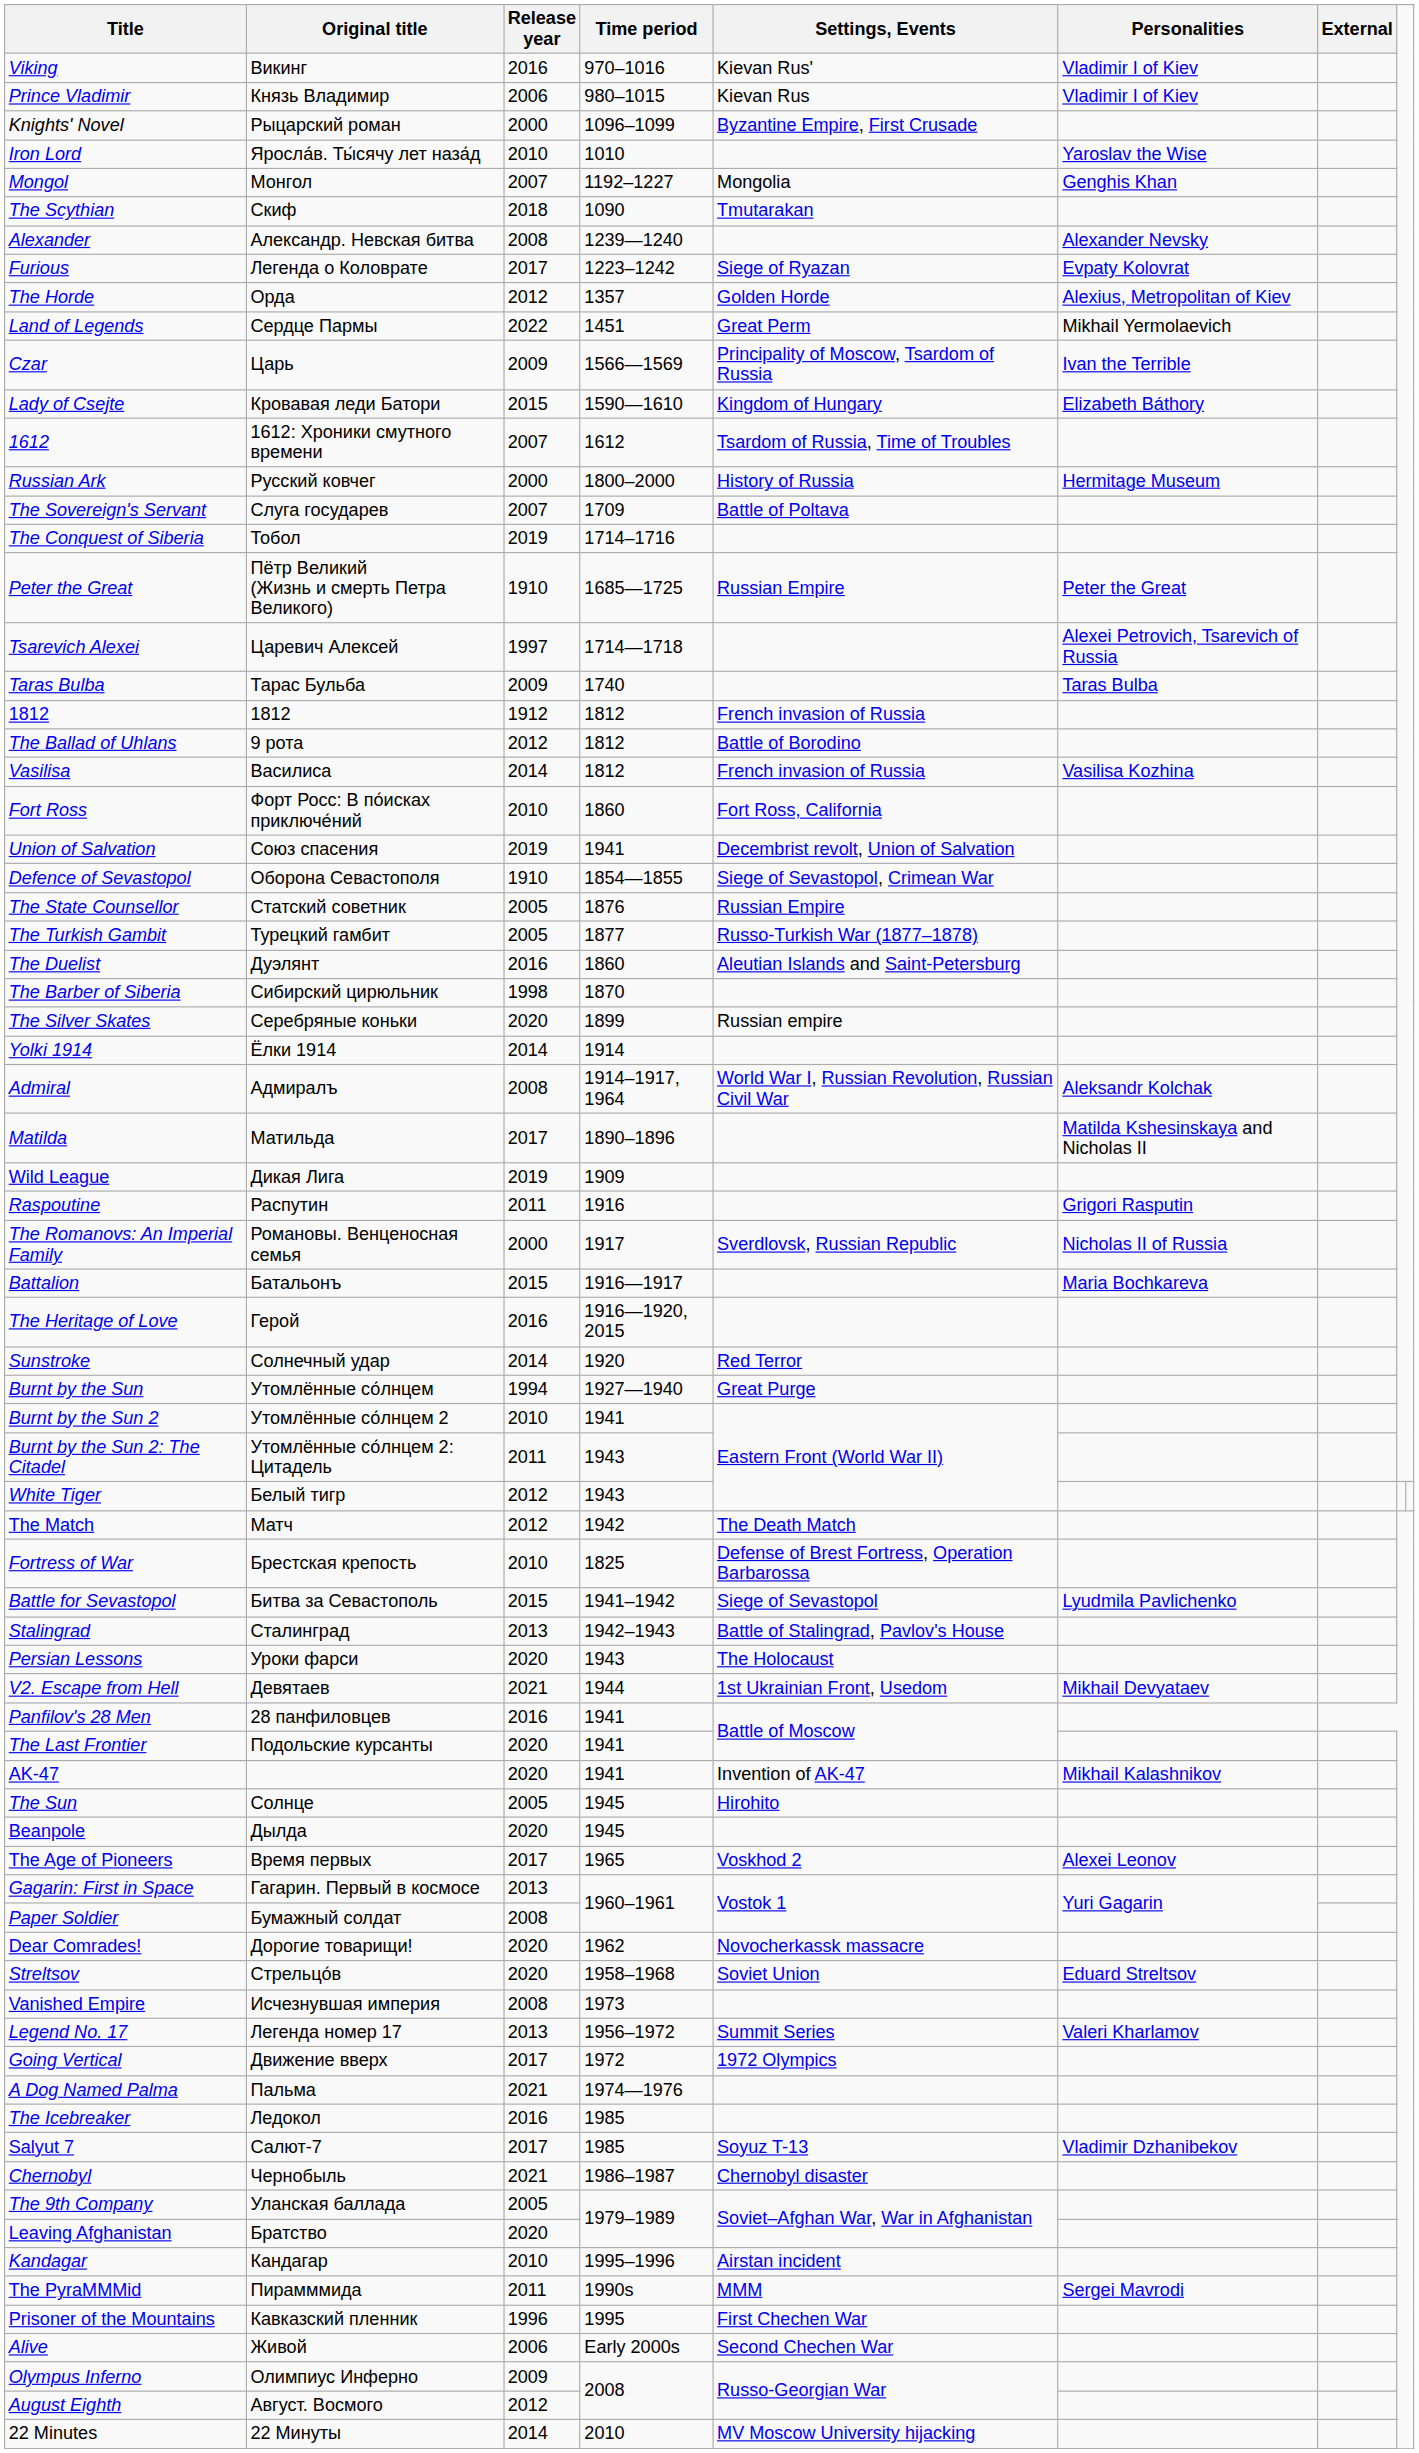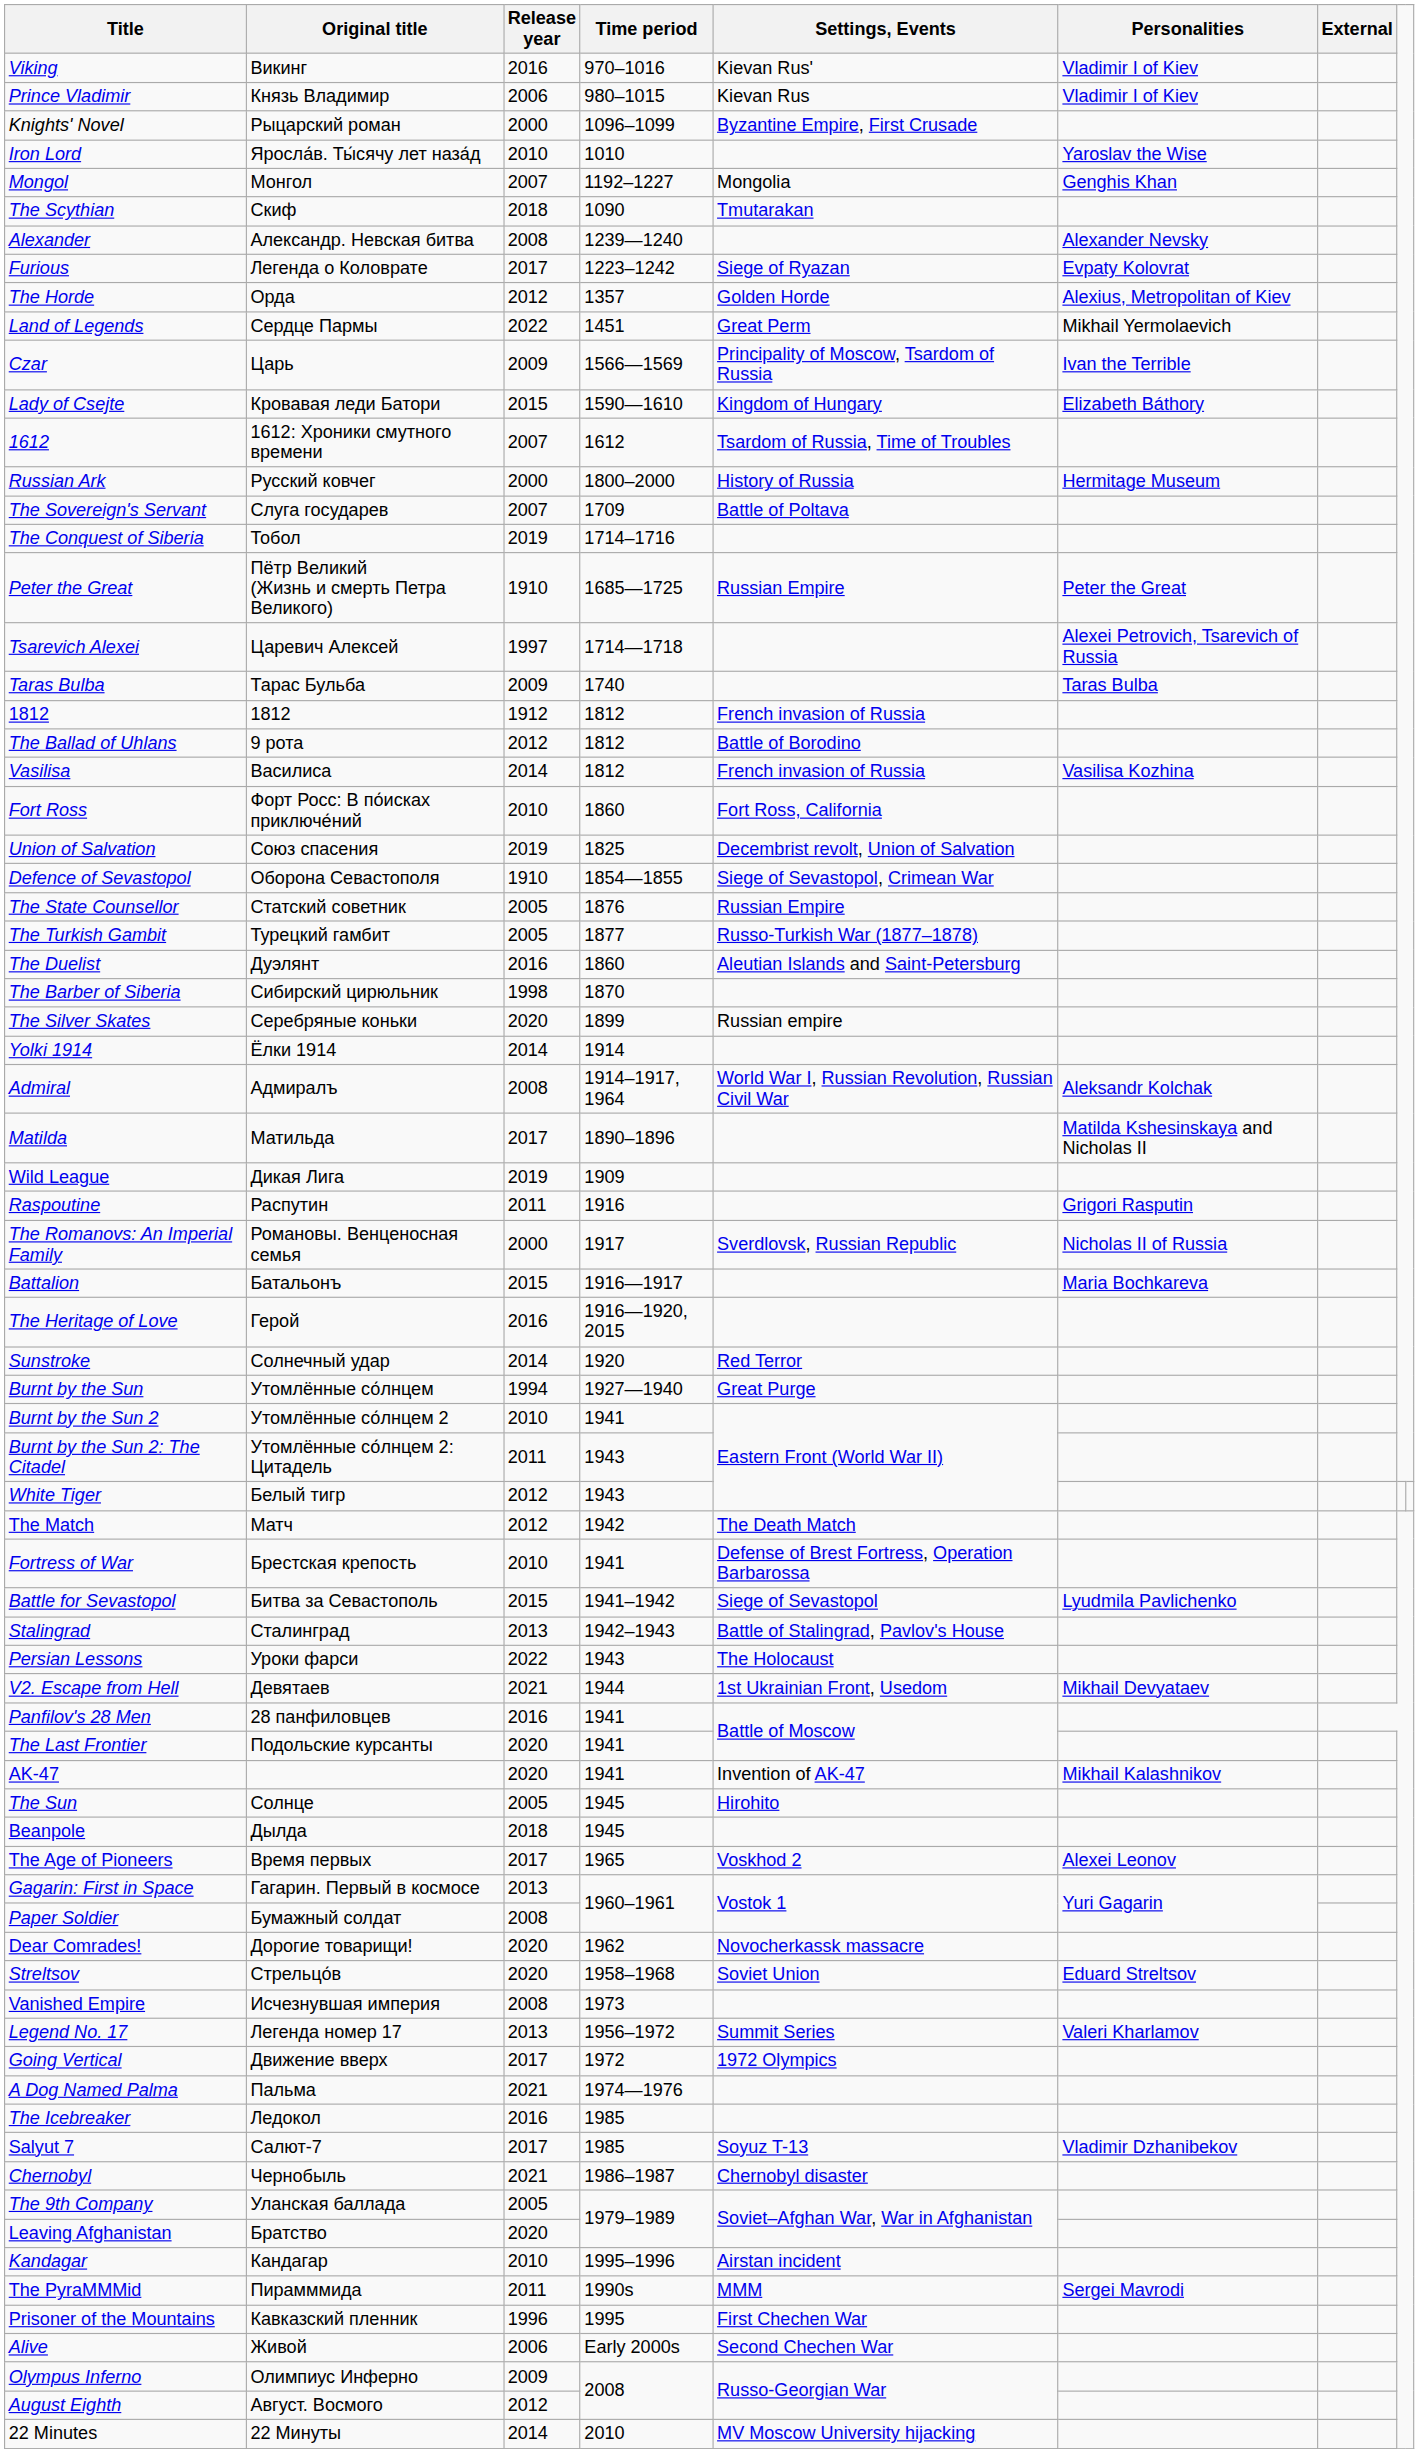(604, 849) 1941 -> (604, 849) 1825
(604, 1563) 1825 -> (604, 1563) 1941
(528, 1659) 2020 -> (528, 1659) 2022
(528, 1831) 2020 -> (528, 1831) 2018
